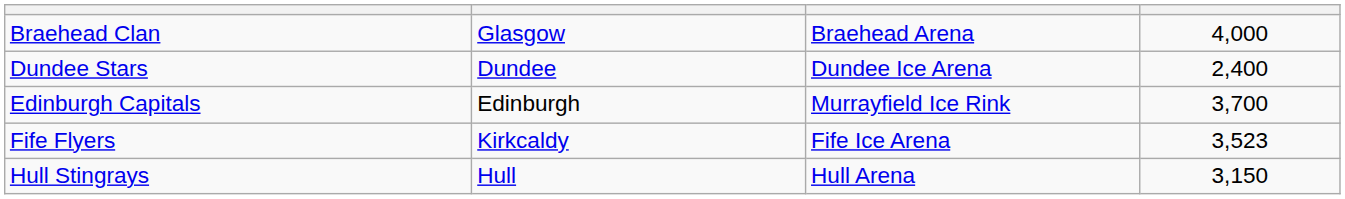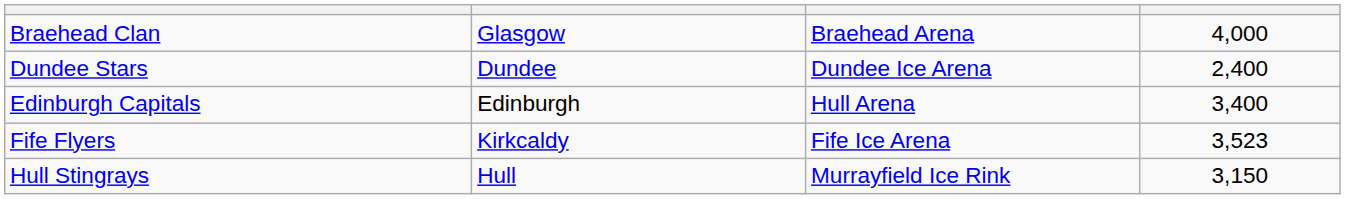(911, 104) Murrayfield Ice Rink -> (863, 104) Hull Arena
(1240, 104) 3,700 -> (1240, 104) 3,400
(863, 175) Hull Arena -> (911, 175) Murrayfield Ice Rink
